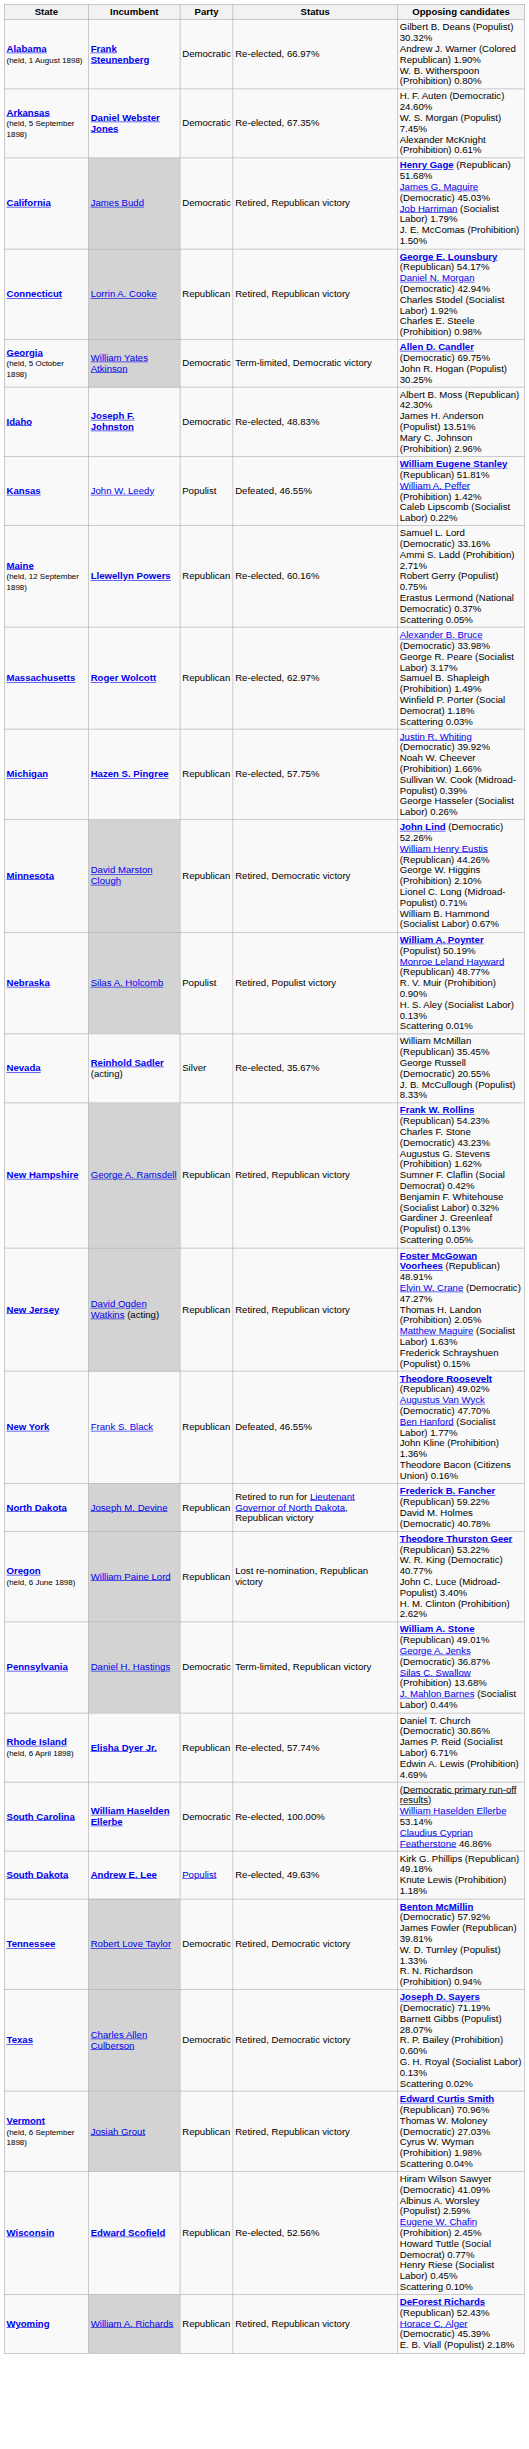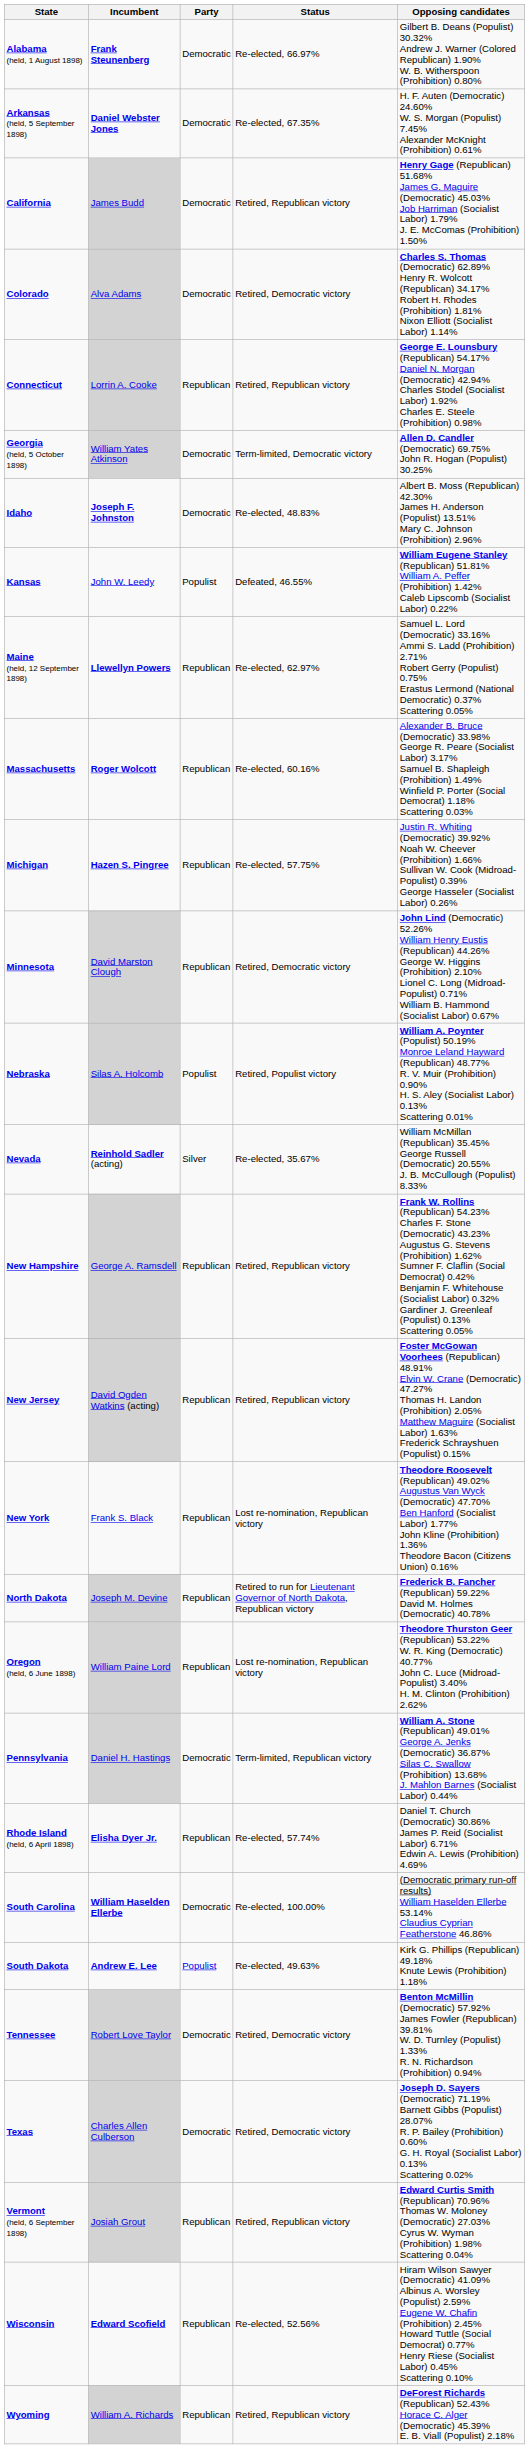+ row: (28, 294)
(277, 576) Re-elected, 60.16% -> (277, 667) Re-elected, 62.97%
(277, 678) Re-elected, 62.97% -> (277, 769) Re-elected, 60.16%
(274, 1427) Defeated, 46.55% -> (302, 1518) Lost re-nomination, Republican victory
